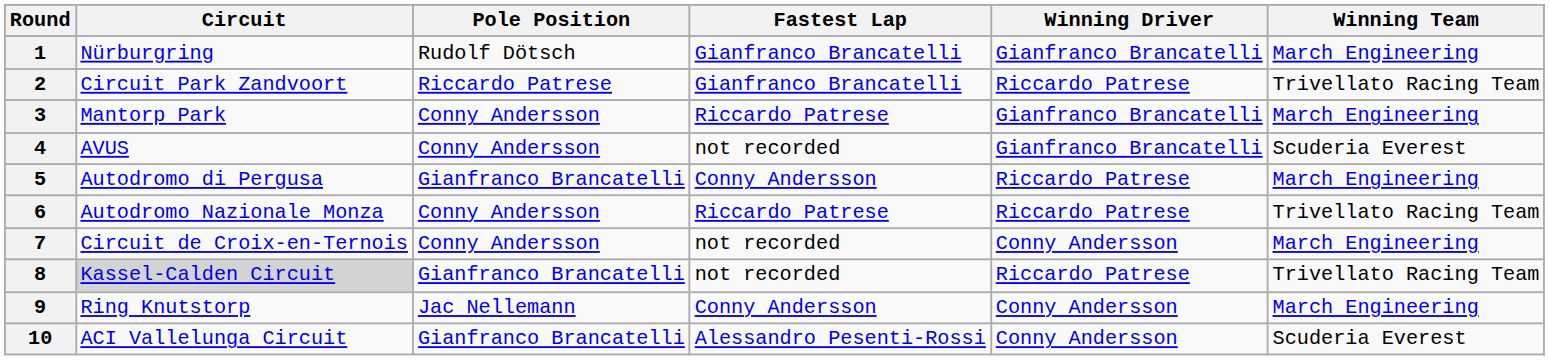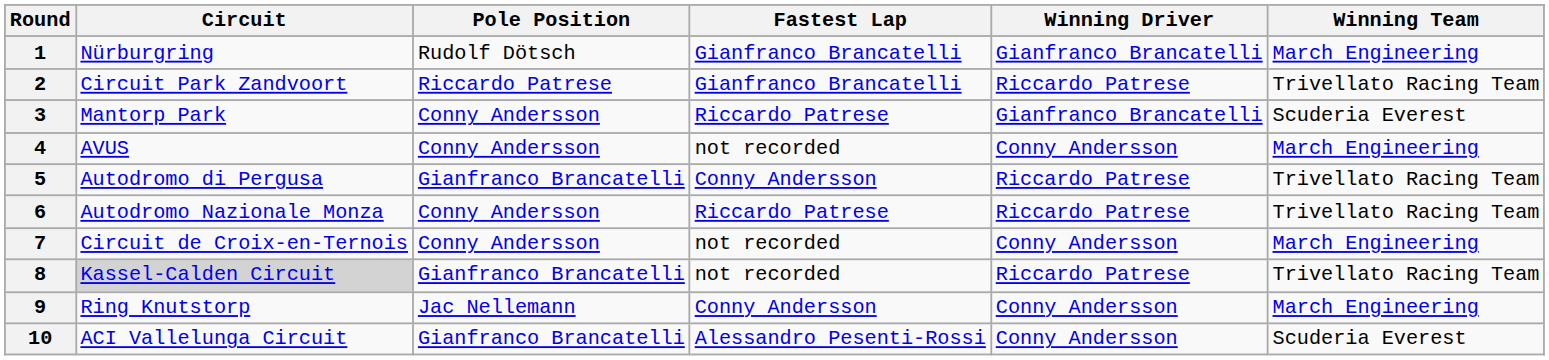(1376, 116) March Engineering -> (1370, 116) Scuderia Everest
(1129, 148) Gianfranco Brancatelli -> (1087, 148) Conny Andersson
(1370, 148) Scuderia Everest -> (1376, 148) March Engineering
(1376, 180) March Engineering -> (1406, 180) Trivellato Racing Team
